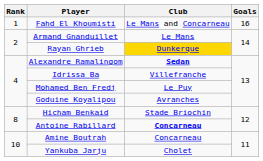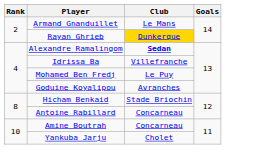- row: (76, 23)
(178, 125) bold -> (159, 112) normal
